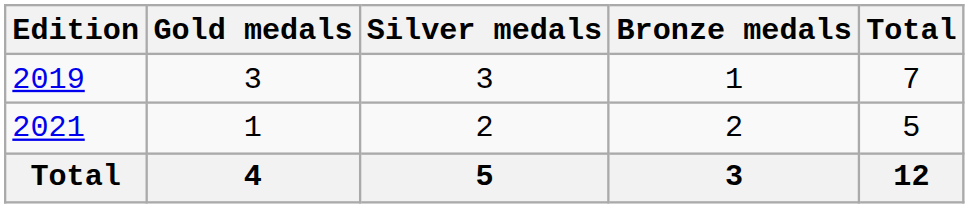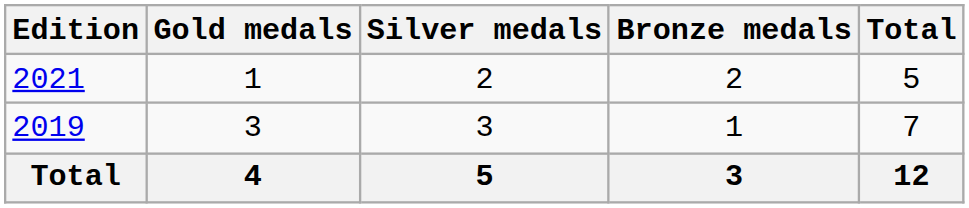rows swapped: (49, 79) <-> (49, 128)
